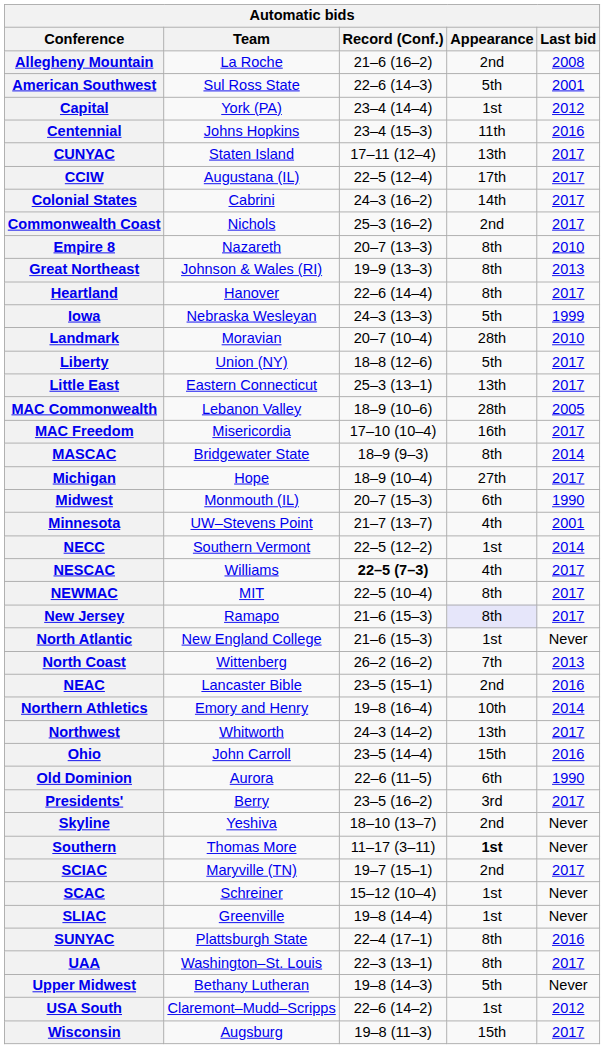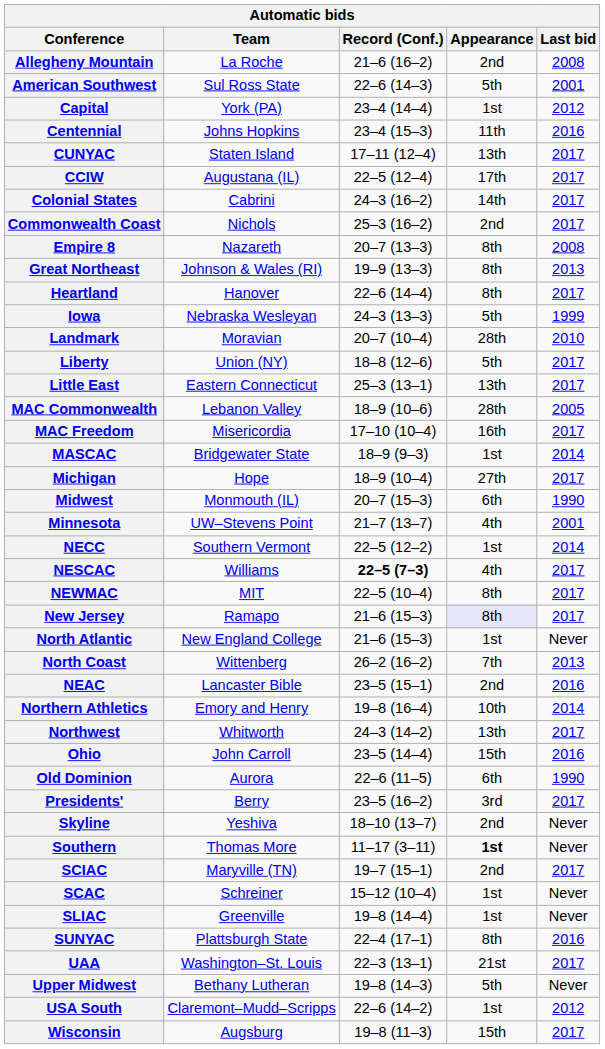(568, 246) 2010 -> (568, 246) 2008
(492, 454) 8th -> (492, 454) 1st
(492, 962) 8th -> (492, 962) 21st
